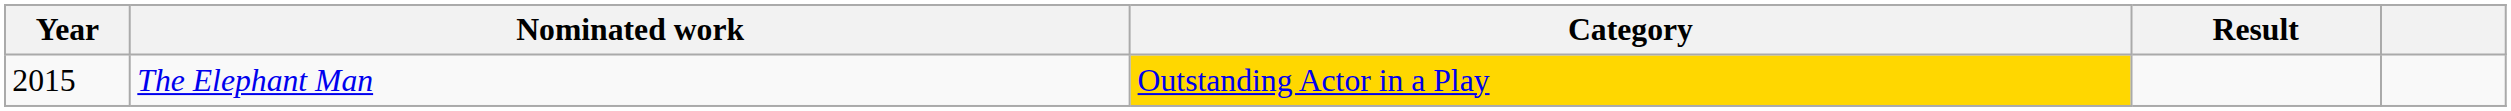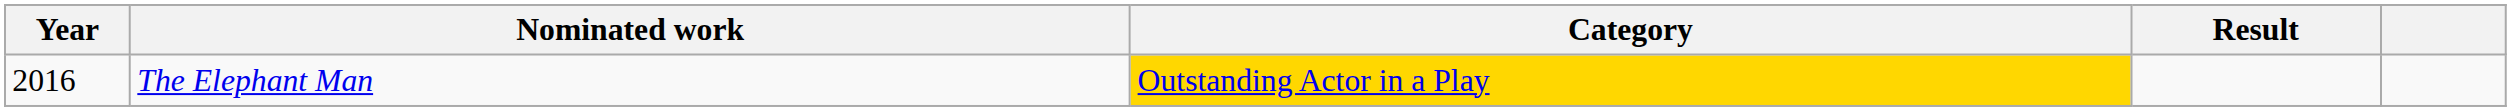(44, 79) 2015 -> (44, 79) 2016
